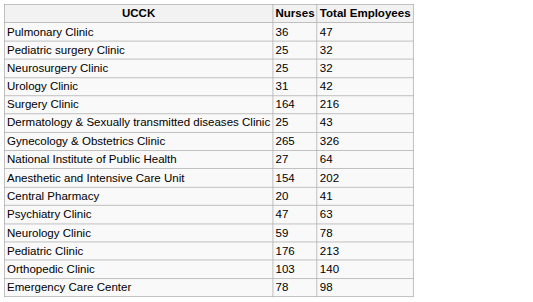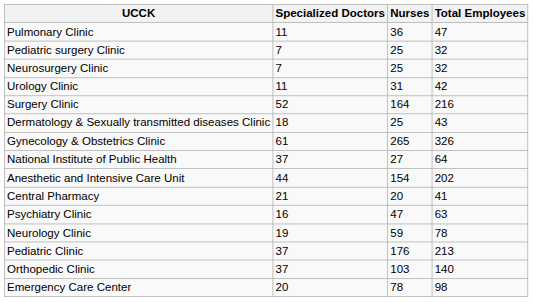+ column: (330, 13)
